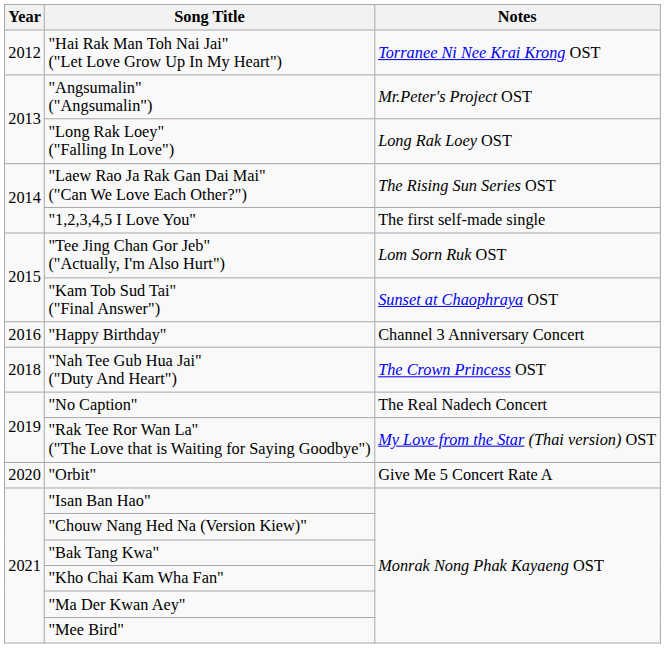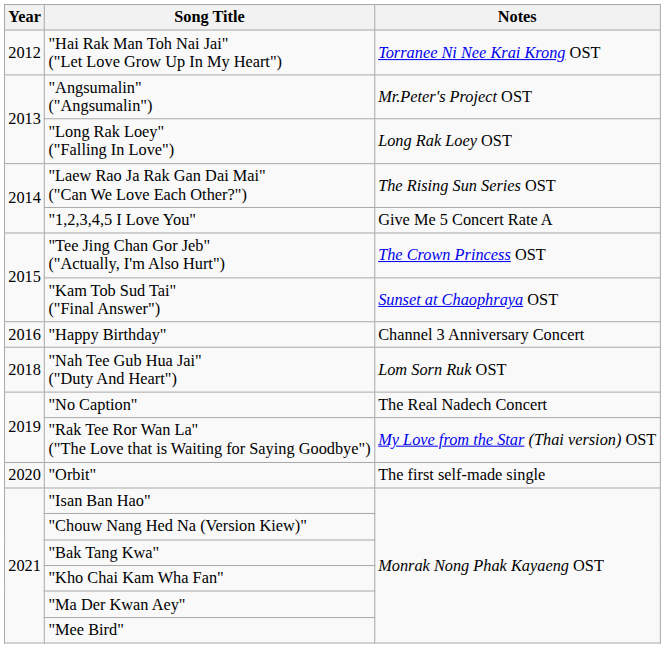(462, 220) The first self-made single -> (465, 220) Give Me 5 Concert Rate A
(442, 255) Lom Sorn Ruk OST -> (462, 255) The Crown Princess OST
(462, 369) The Crown Princess OST -> (442, 369) Lom Sorn Ruk OST
(465, 474) Give Me 5 Concert Rate A -> (462, 474) The first self-made single
